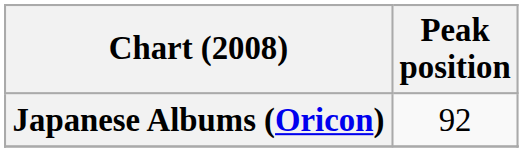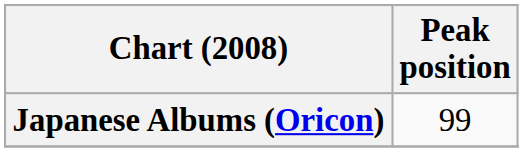(455, 119) 92 -> (455, 119) 99
